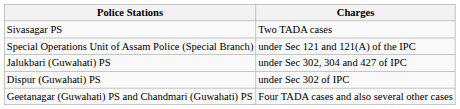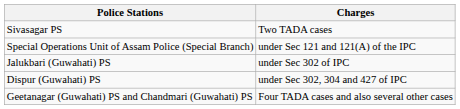(332, 63) under Sec 302, 304 and 427 of IPC -> (304, 63) under Sec 302 of IPC
(304, 79) under Sec 302 of IPC -> (332, 79) under Sec 302, 304 and 427 of IPC
